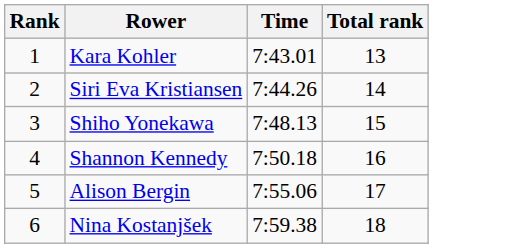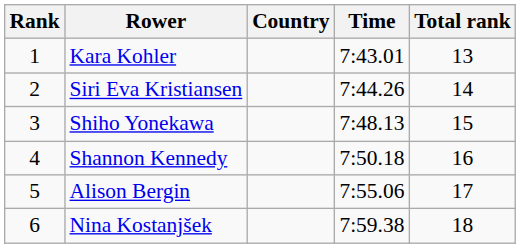+ column: (291, 21)
